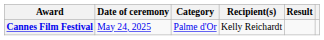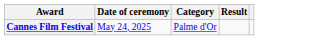- column: (252, 12)
